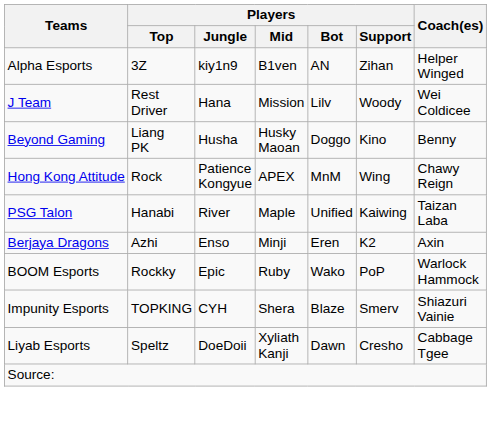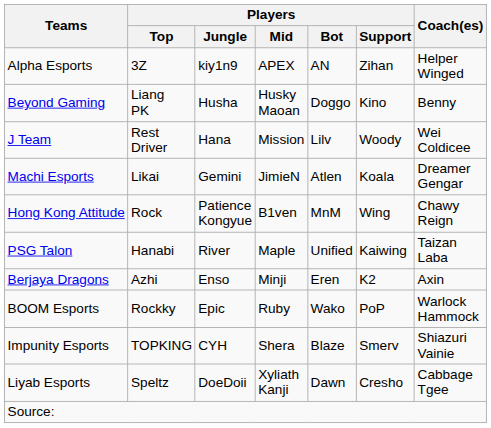(278, 66) B1ven -> (276, 66) APEX
rows swapped: (56, 139) <-> (29, 102)
+ row: (51, 176)
(276, 176) APEX -> (278, 213) B1ven
